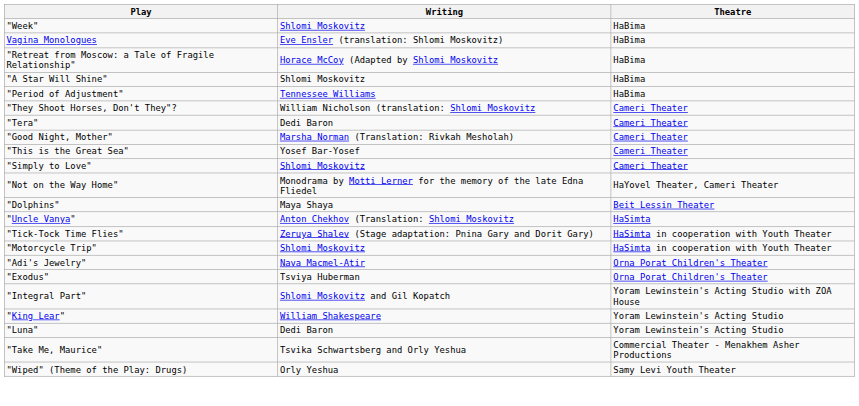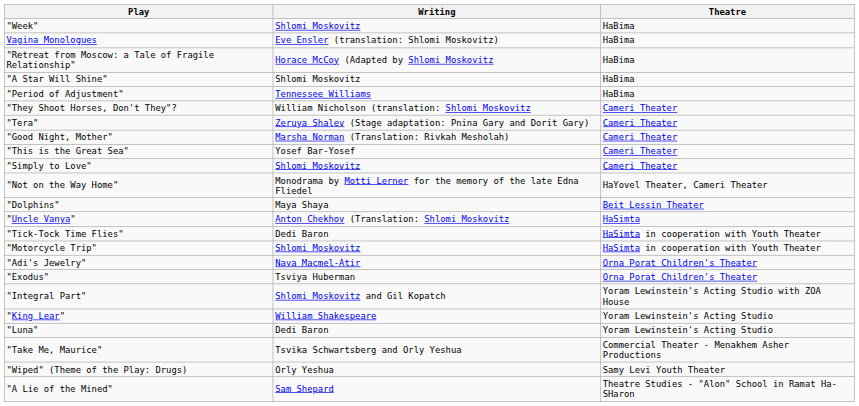(306, 123) Dedi Baron -> (432, 123) Zeruya Shalev (Stage adaptation: Pnina Gary and Dorit Gary)
(437, 234) Zeruya Shalev (Stage adaptation: Pnina Gary and Dorit Gary) -> (302, 234) Dedi Baron
+ row: (60, 389)
